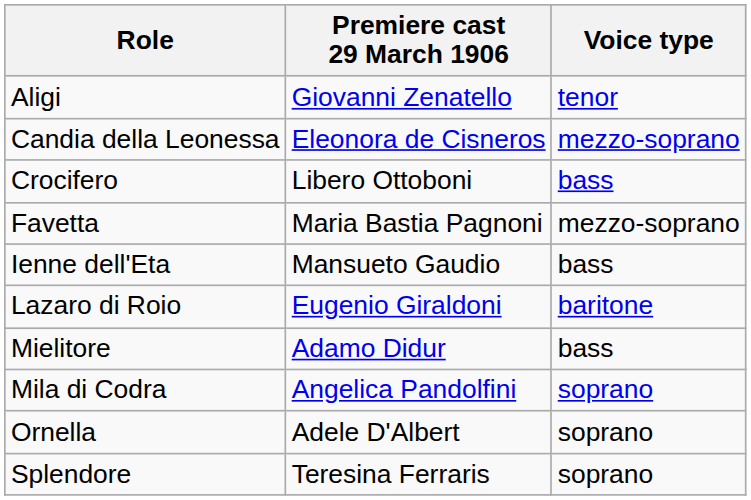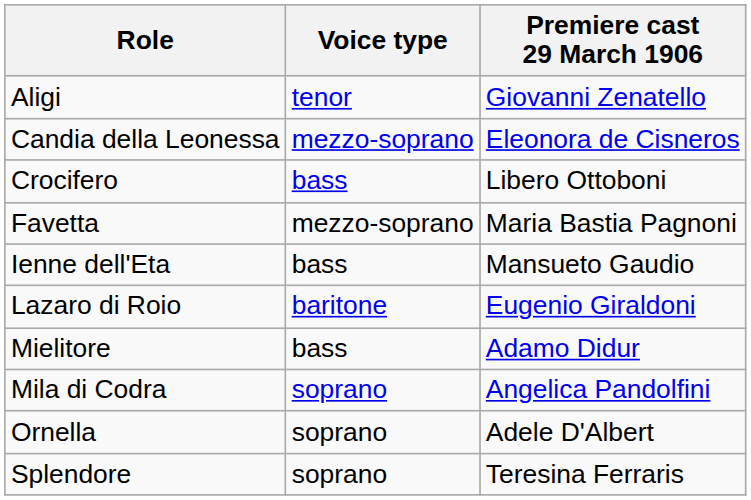columns swapped: (649, 40) <-> (419, 40)
